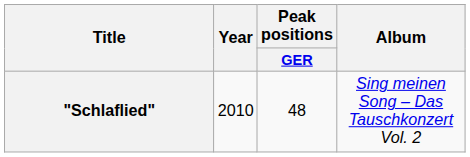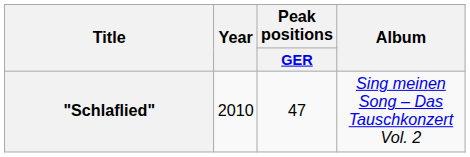(297, 111) 48 -> (297, 111) 47
